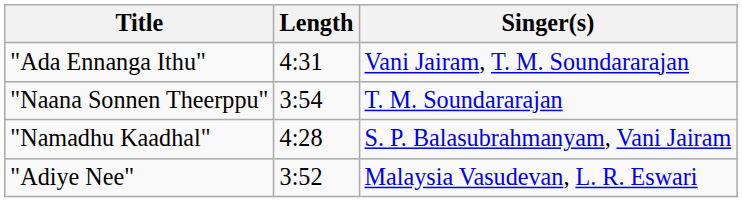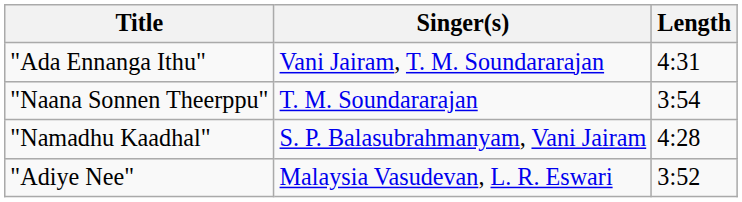columns swapped: (548, 23) <-> (316, 23)
